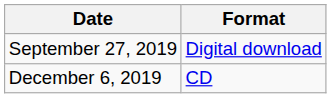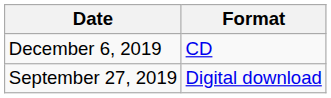rows swapped: (93, 48) <-> (85, 78)
